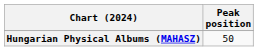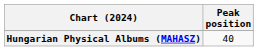(228, 39) 50 -> (228, 39) 40
